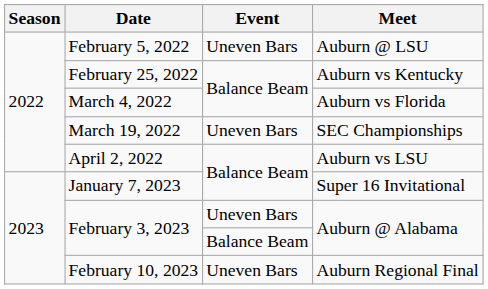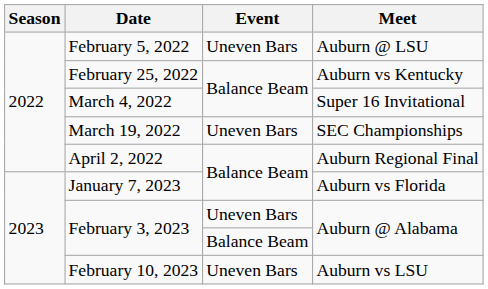(381, 102) Auburn vs Florida -> (391, 102) Super 16 Invitational
(372, 158) Auburn vs LSU -> (398, 158) Auburn Regional Final
(391, 185) Super 16 Invitational -> (381, 185) Auburn vs Florida
(398, 269) Auburn Regional Final -> (372, 269) Auburn vs LSU
